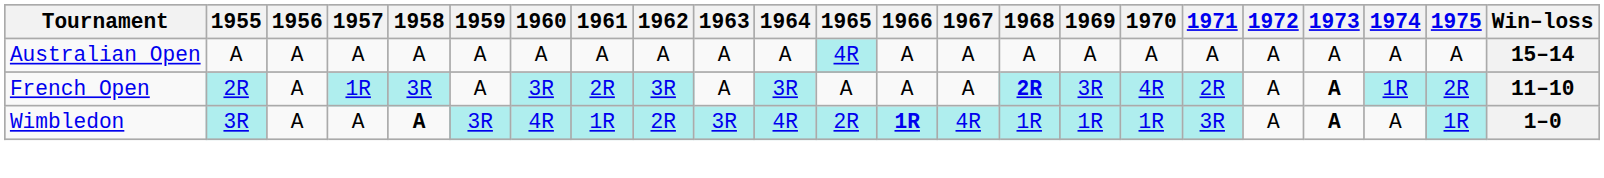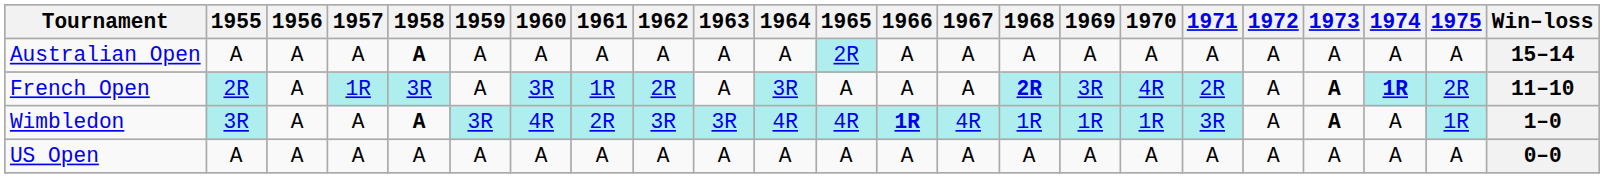(419, 55) normal -> (419, 55) bold
(846, 55) 4R -> (846, 55) 2R
(602, 89) 2R -> (602, 89) 1R
(663, 89) 3R -> (663, 89) 2R
(1395, 89) normal -> (1395, 89) bold
(602, 122) 1R -> (602, 122) 2R
(663, 122) 2R -> (663, 122) 3R
(846, 122) 2R -> (846, 122) 4R
+ row: (54, 156)
